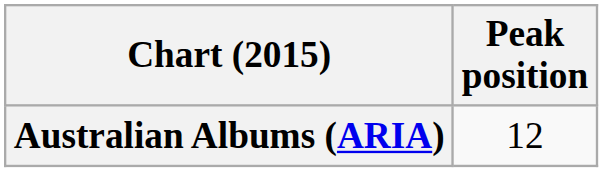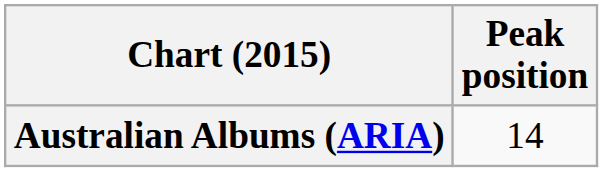(525, 135) 12 -> (525, 135) 14
